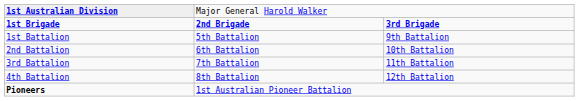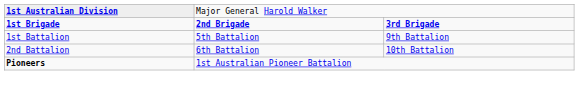- row: (38, 63)
- row: (38, 77)
